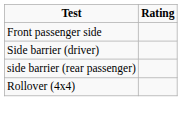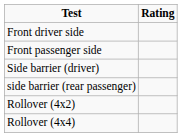+ row: (45, 31)
+ row: (41, 104)
